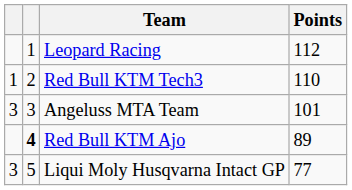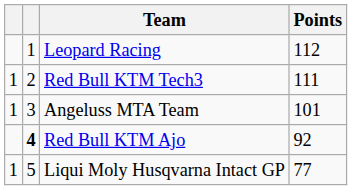(307, 79) 110 -> (306, 79) 111
(13, 109) 3 -> (13, 109) 1
(303, 140) 89 -> (303, 140) 92
(13, 170) 3 -> (13, 170) 1
